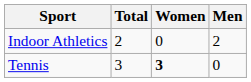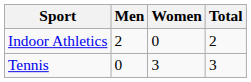columns swapped: (228, 16) <-> (131, 16)
(159, 65) bold -> (155, 65) normal
